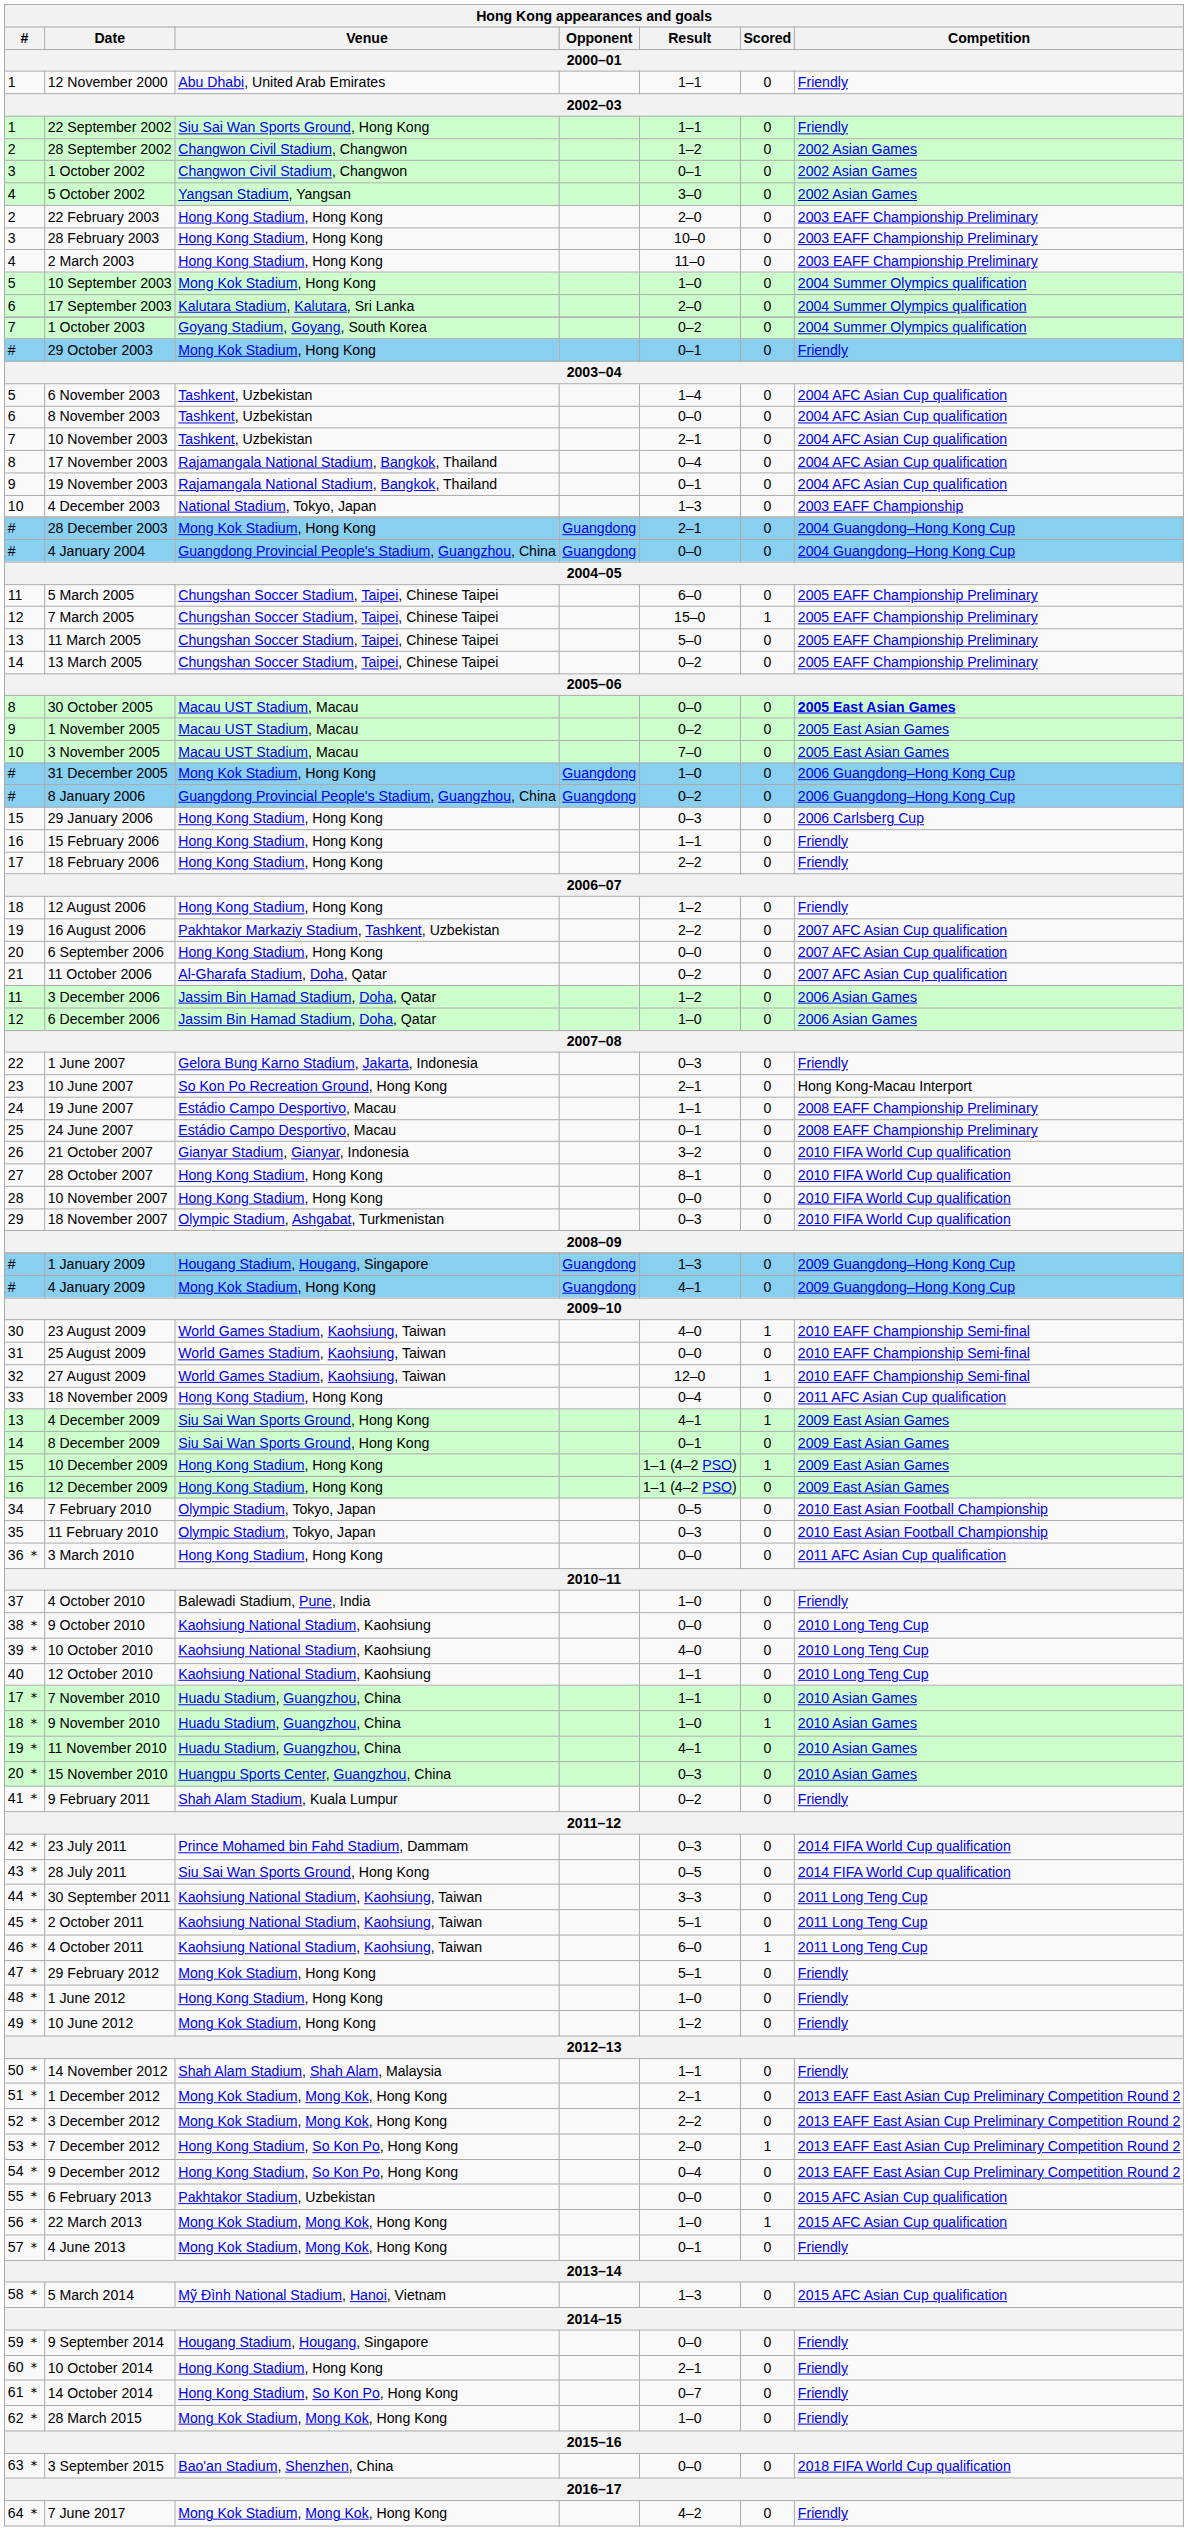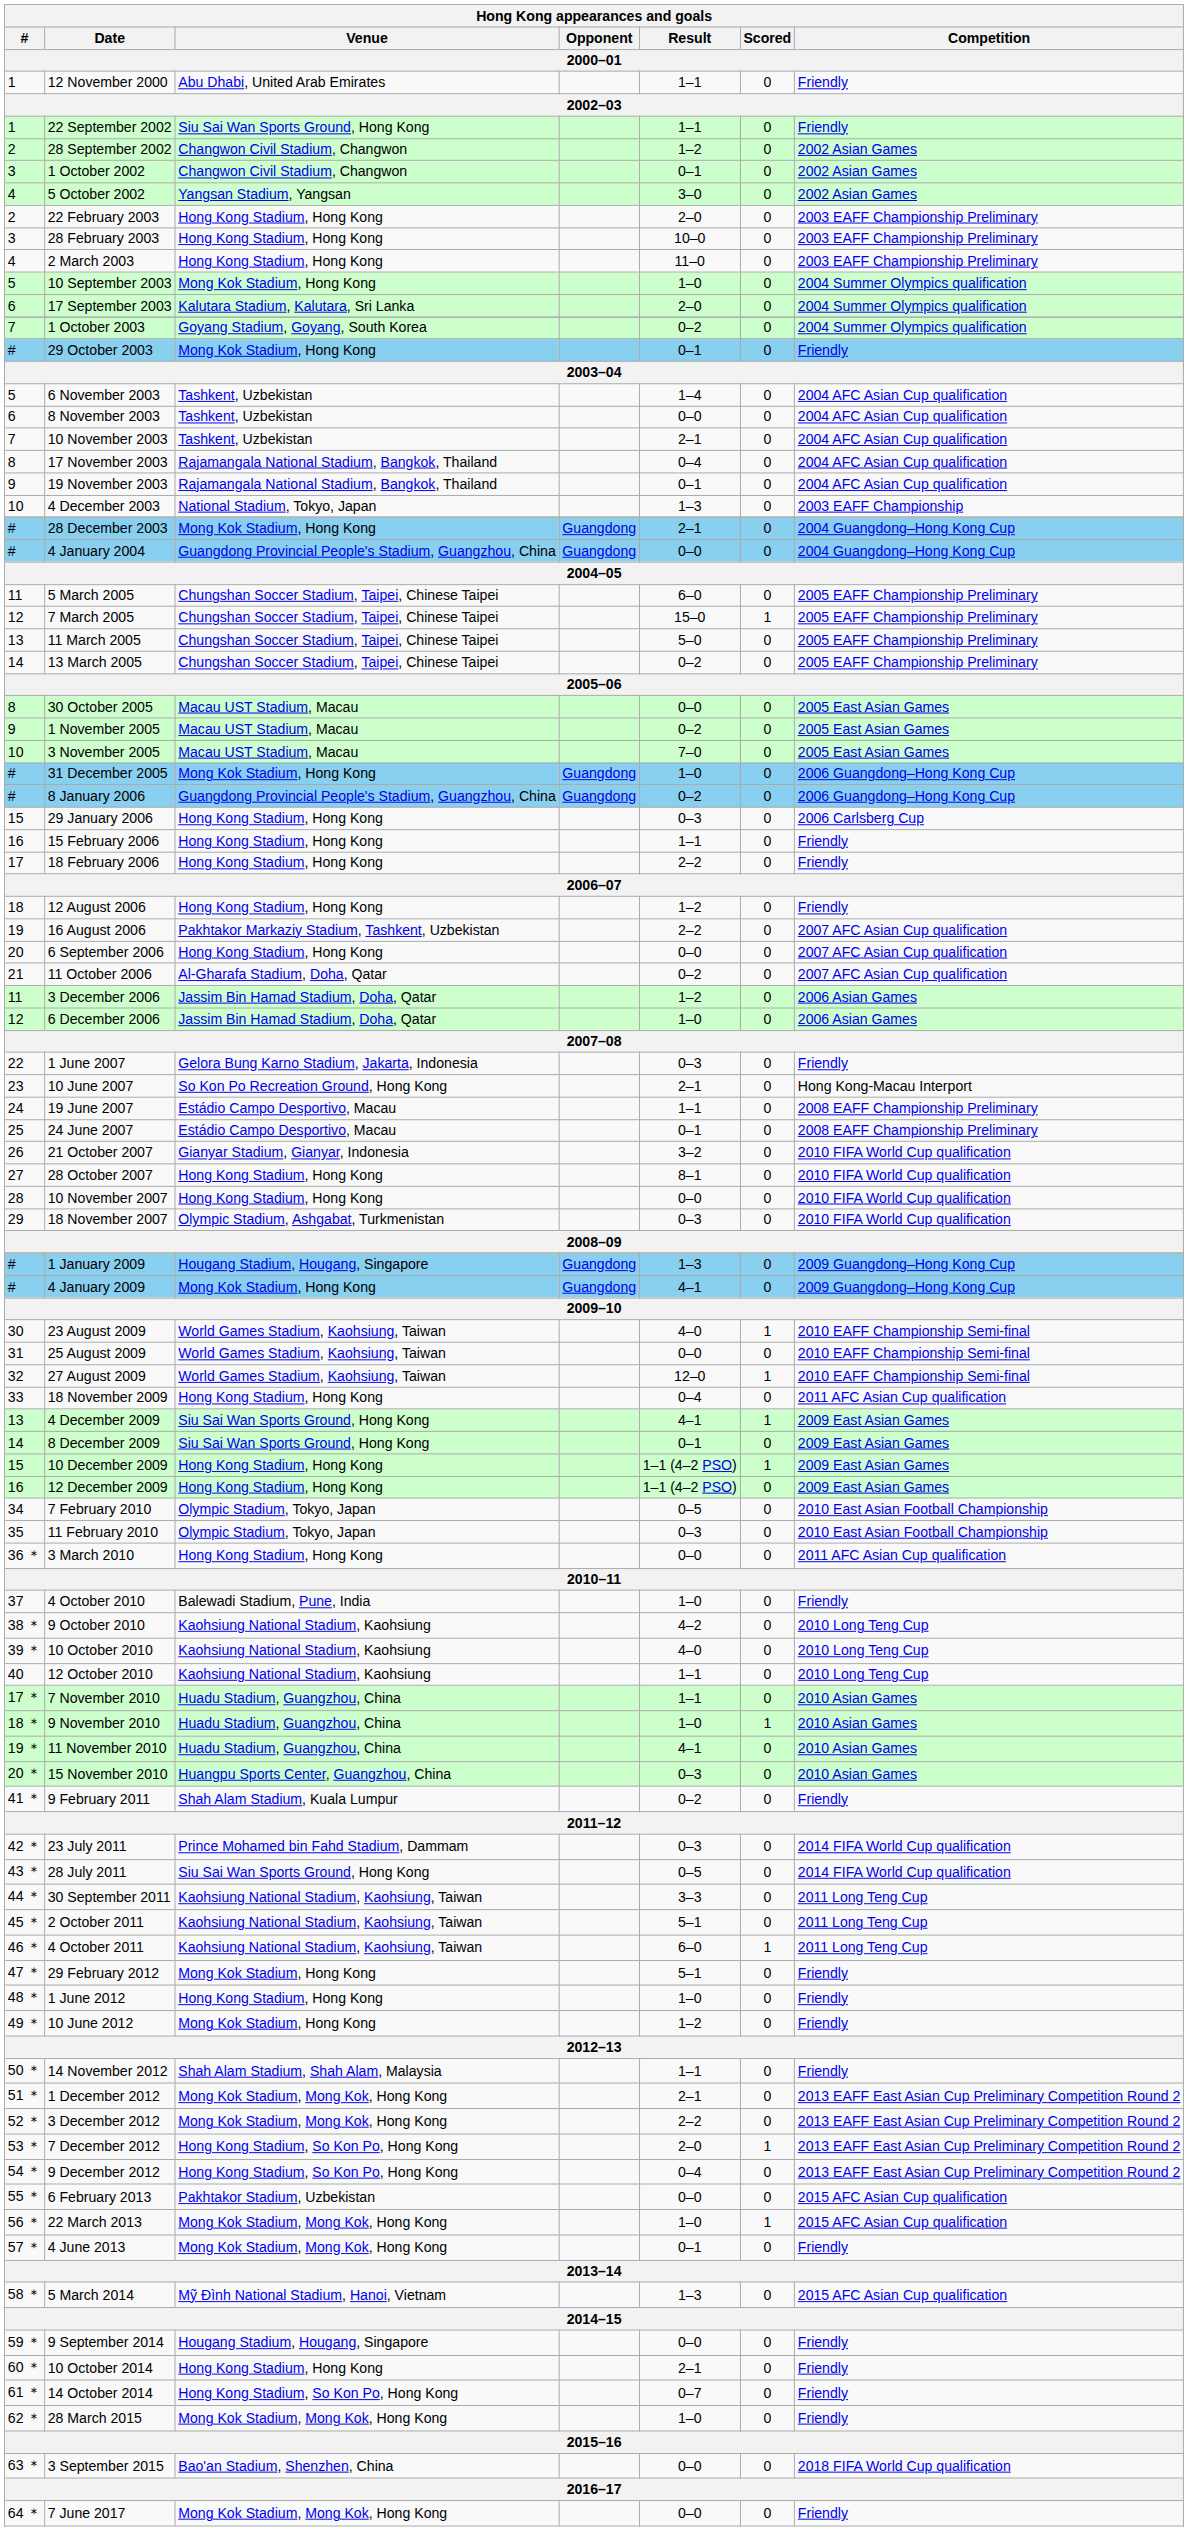(877, 707) bold -> (873, 707) normal
(690, 1626) 0–0 -> (690, 1626) 4–2
(690, 2514) 4–2 -> (690, 2514) 0–0
